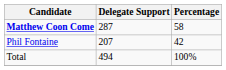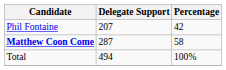rows swapped: (50, 27) <-> (32, 42)
